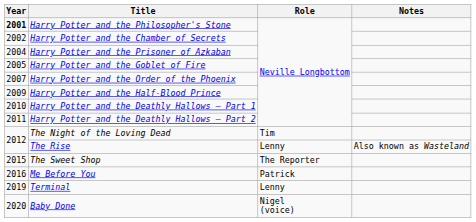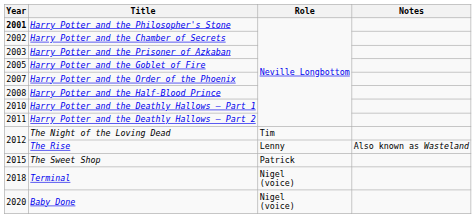(16, 52) 2004 -> (16, 52) 2003
(16, 92) 2009 -> (16, 92) 2008
(290, 160) The Reporter -> (277, 160) Patrick
- row: (63, 174)
(16, 187) 2019 -> (16, 179) 2018
(272, 187) Lenny -> (277, 179) Nigel (voice)
